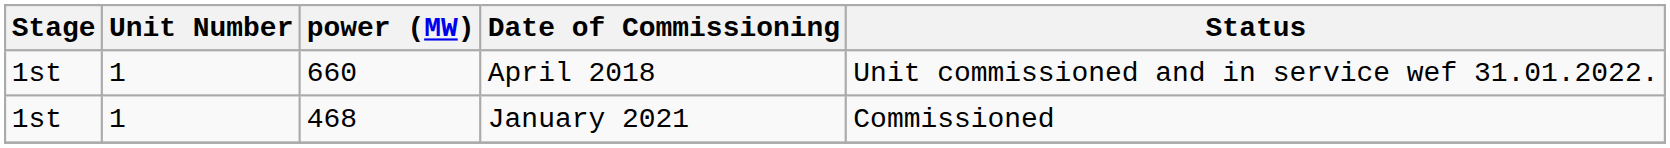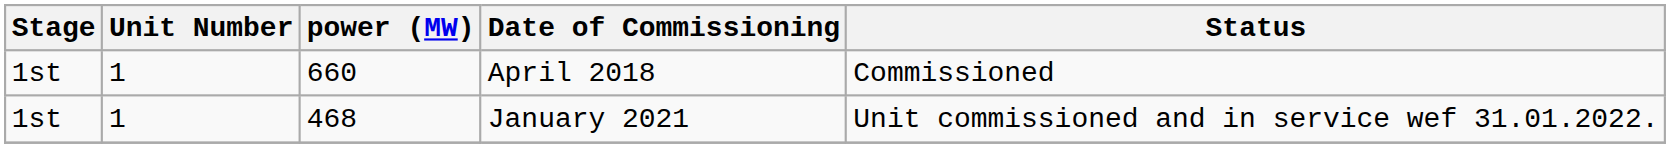(1256, 73) Unit commissioned and in service wef 31.01.2022. -> (954, 73) Commissioned
(954, 119) Commissioned -> (1256, 119) Unit commissioned and in service wef 31.01.2022.
